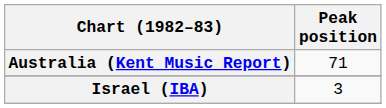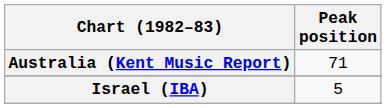(338, 90) 3 -> (338, 90) 5
